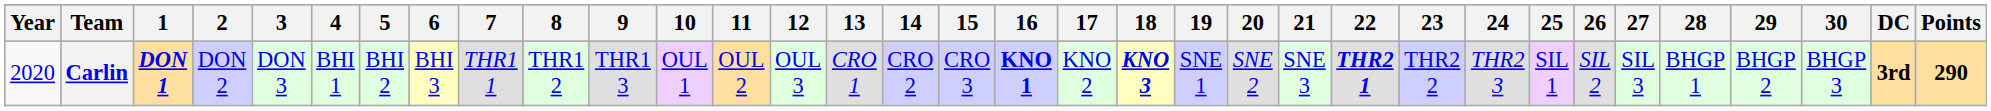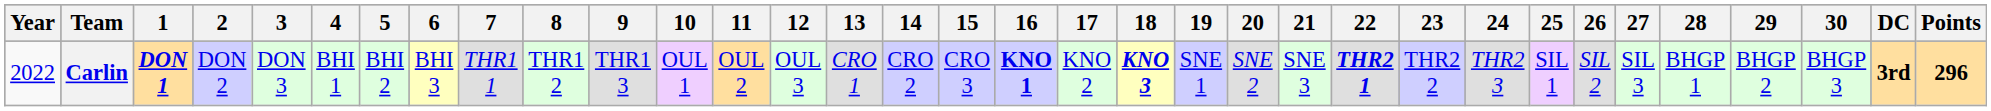(33, 72) 2020 -> (33, 72) 2022
(1951, 72) 290 -> (1951, 72) 296
